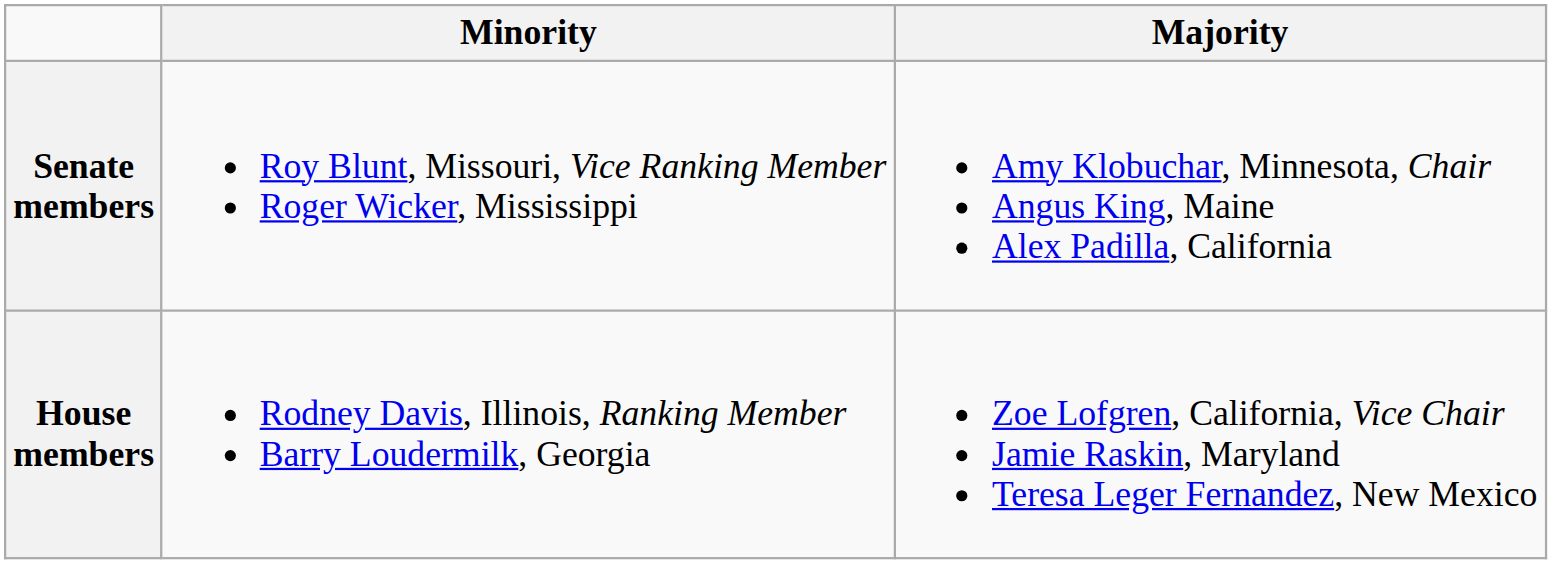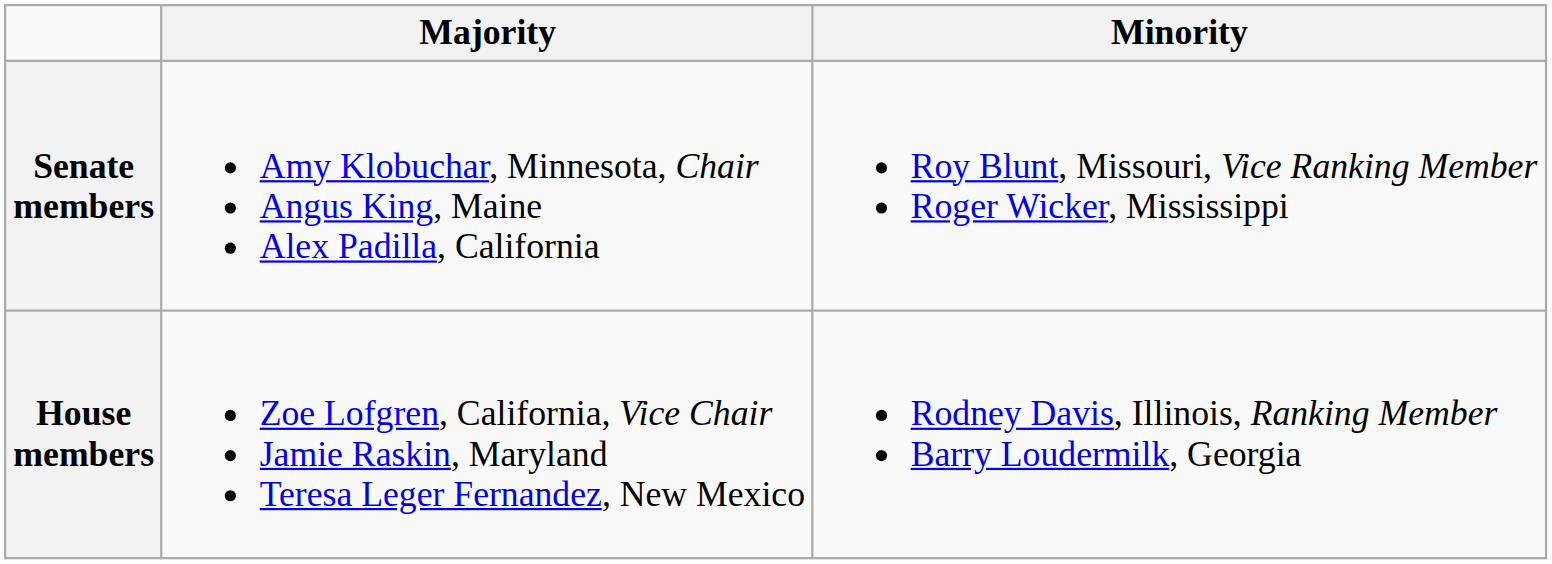columns swapped: (1220, 32) <-> (528, 32)
